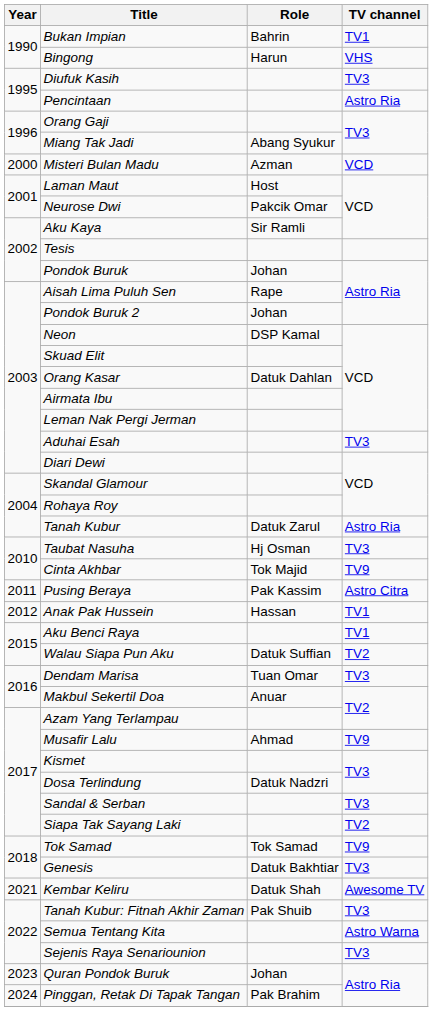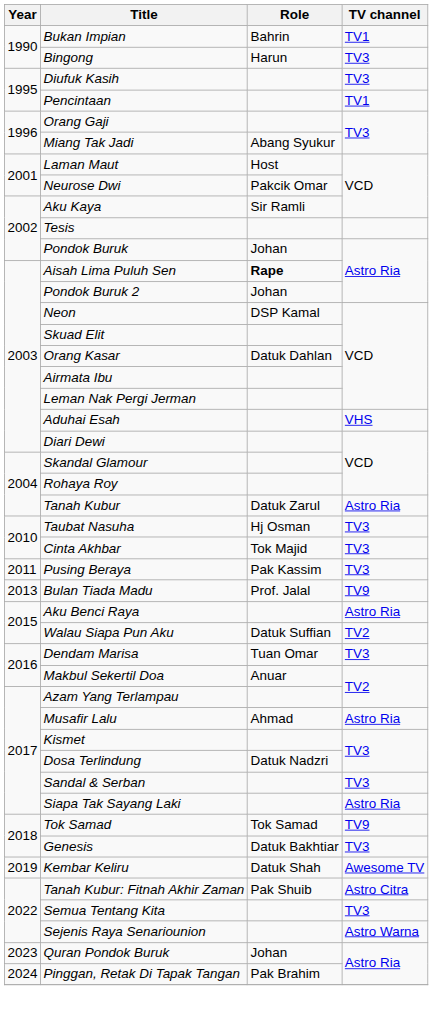(359, 57) VHS -> (357, 57) TV3
(373, 100) Astro Ria -> (357, 100) TV1
- row: (101, 164)
(267, 292) normal -> (267, 270) bold
(357, 441) TV3 -> (359, 420) VHS
(357, 569) TV9 -> (357, 548) TV3
(377, 590) Astro Citra -> (357, 569) TV3
- row: (99, 611)
+ row: (98, 590)
(357, 633) TV1 -> (373, 611) Astro Ria
(357, 739) TV9 -> (373, 718) Astro Ria
(357, 825) TV2 -> (373, 803) Astro Ria
(22, 889) 2021 -> (22, 867) 2019
(357, 910) TV3 -> (377, 889) Astro Citra
(382, 931) Astro Warna -> (357, 910) TV3
(357, 953) TV3 -> (382, 931) Astro Warna
